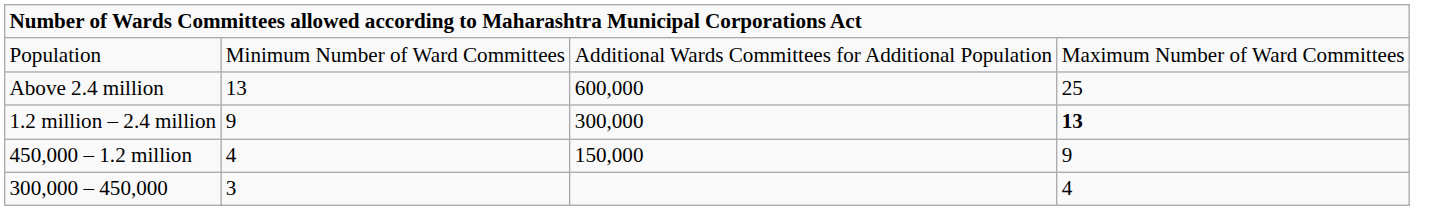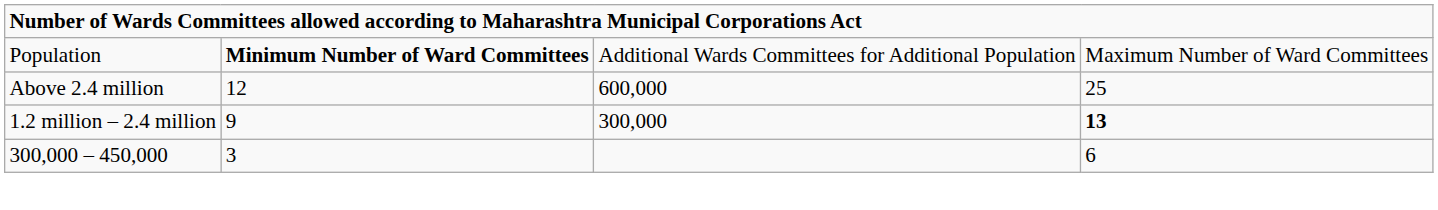(395, 54) normal -> (407, 54) bold
(236, 88) 13 -> (236, 88) 12
- row: (101, 155)
(1067, 188) 4 -> (1091, 155) 6
